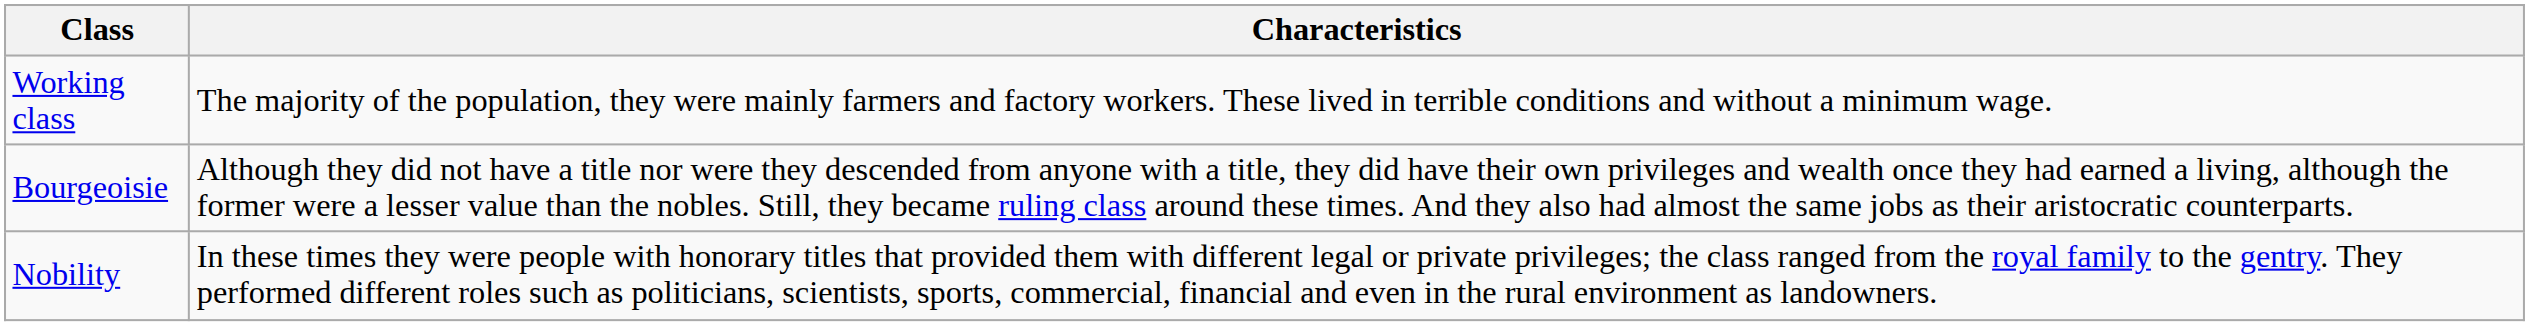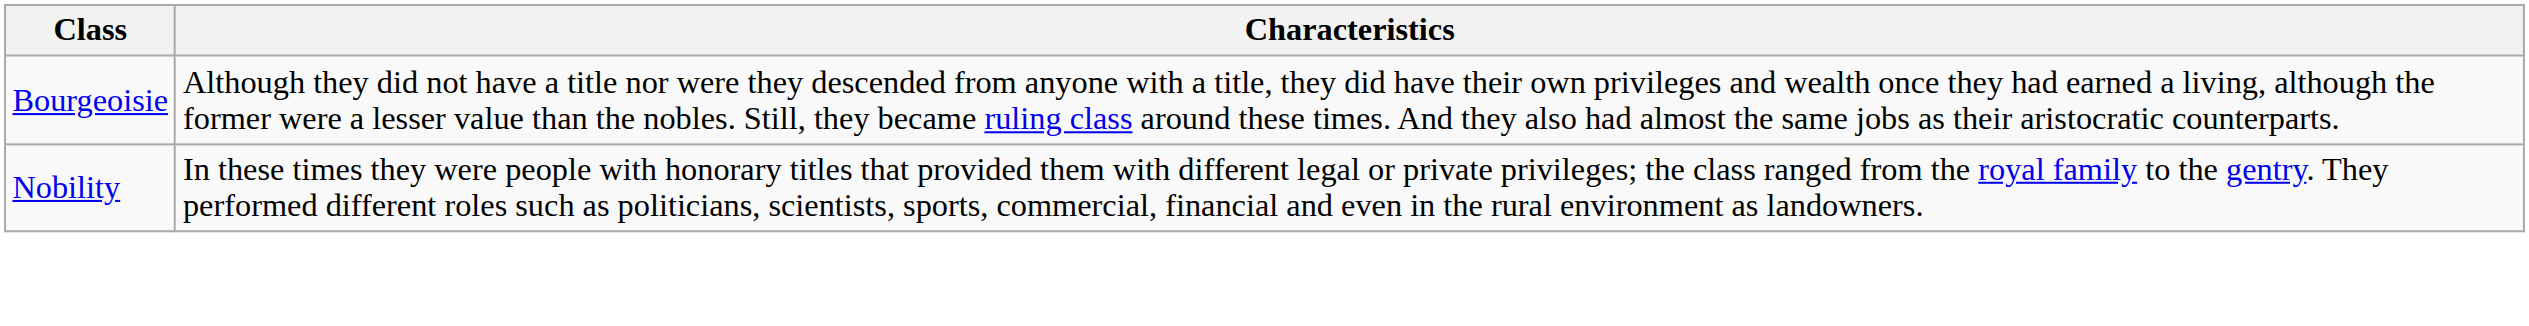- row: (69, 99)
